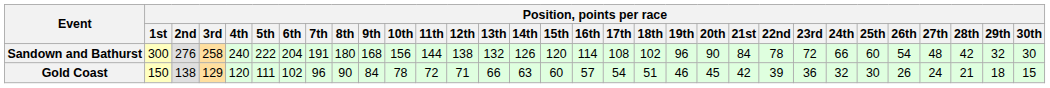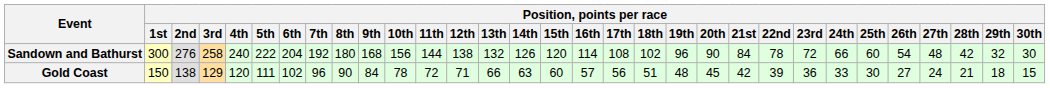(319, 53) 191 -> (319, 53) 192
(619, 72) 54 -> (619, 72) 56
(682, 72) 46 -> (682, 72) 48
(841, 72) 32 -> (841, 72) 33
(904, 72) 26 -> (904, 72) 27
